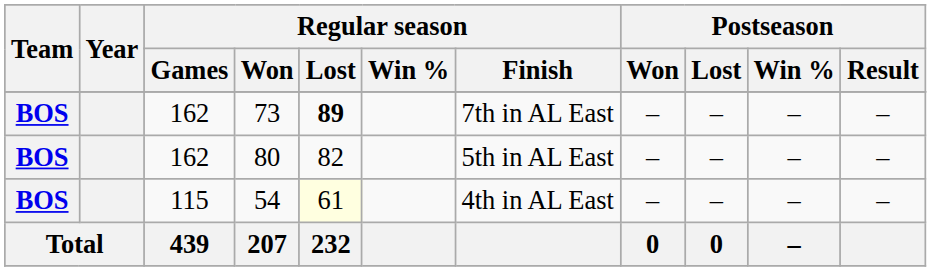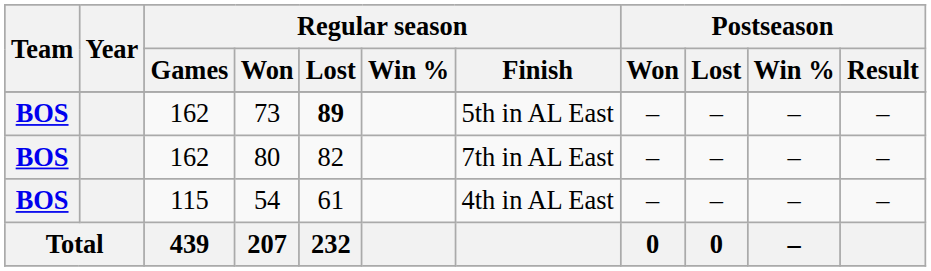(538, 113) 7th in AL East -> (538, 113) 5th in AL East
(538, 157) 5th in AL East -> (538, 157) 7th in AL East
(331, 200) lightyellow background -> (331, 200) no background
